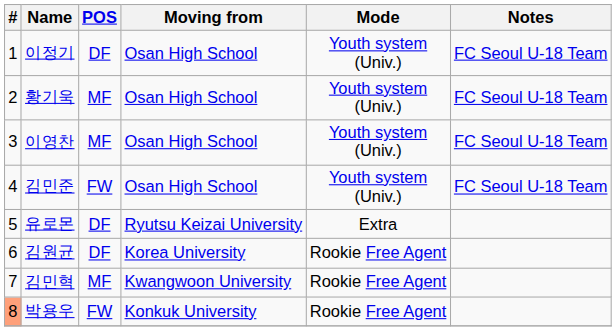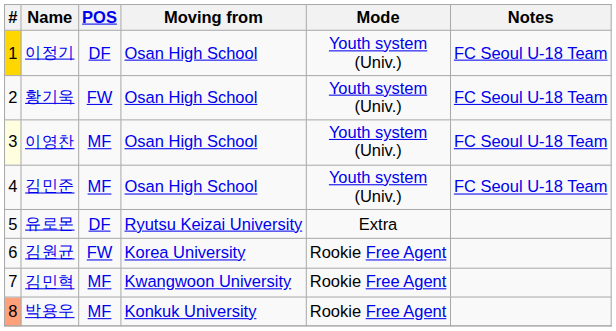(13, 52) no background -> (13, 52) gold background
(100, 97) MF -> (100, 97) FW
(13, 142) no background -> (13, 142) lightyellow background
(100, 187) FW -> (100, 187) MF
(100, 253) DF -> (100, 253) FW
(100, 311) FW -> (100, 311) MF
